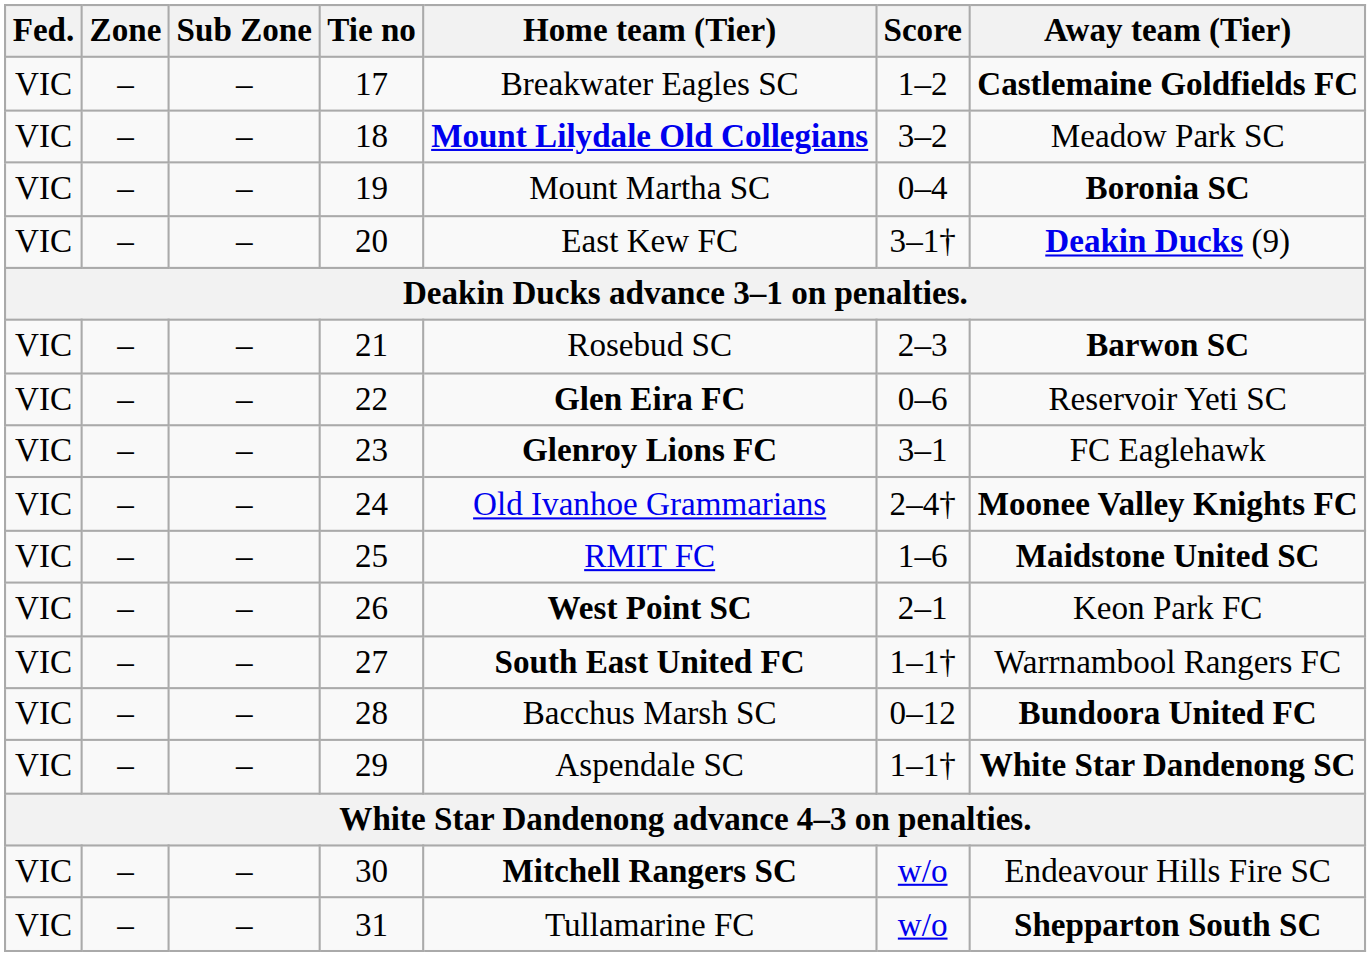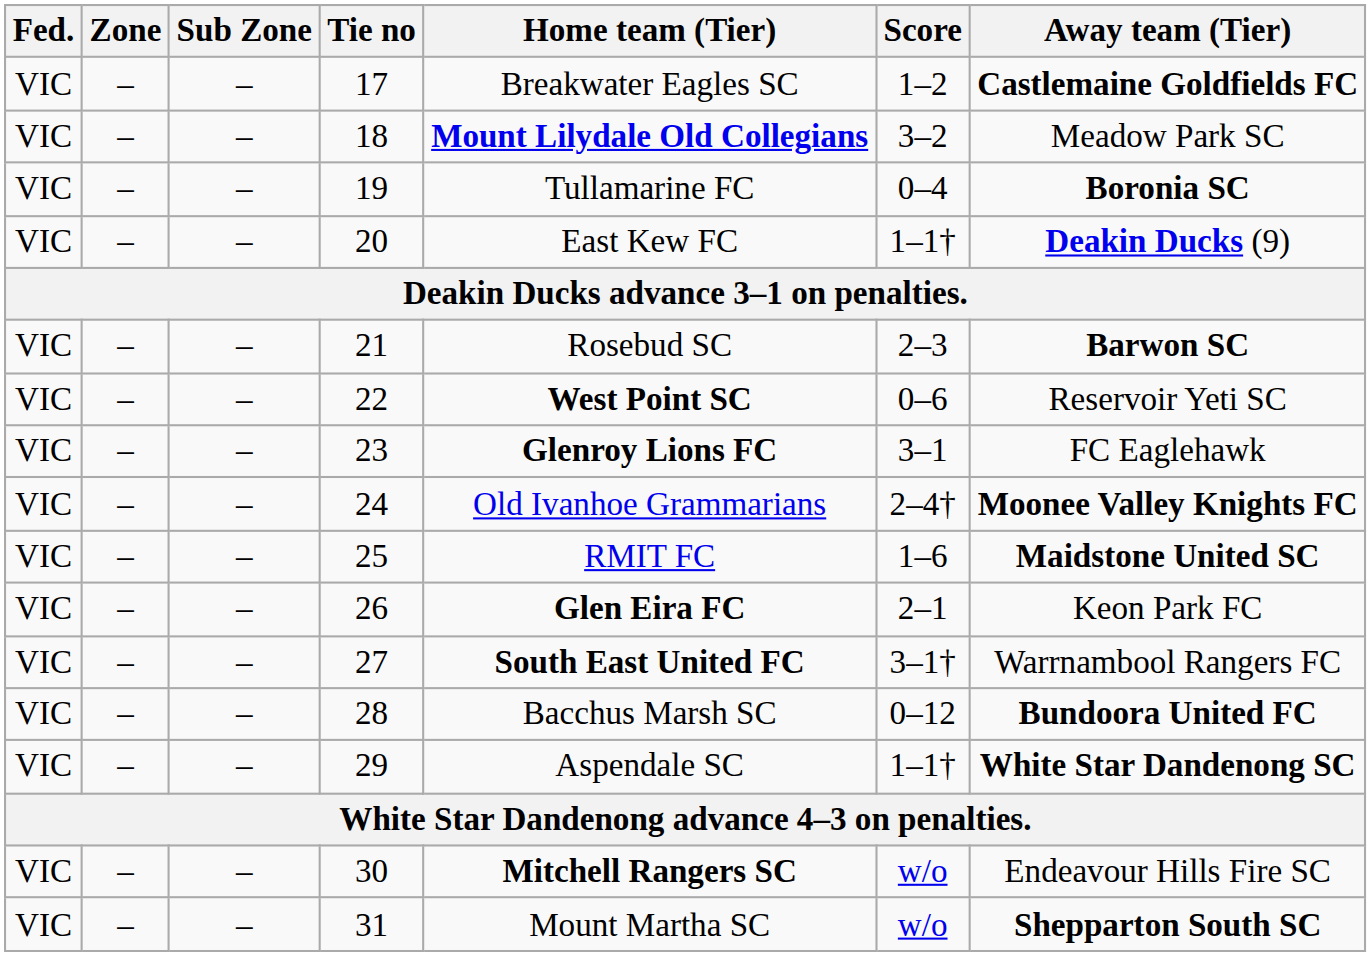(650, 188) Mount Martha SC -> (650, 188) Tullamarine FC
(923, 240) 3–1† -> (923, 240) 1–1†
(650, 398) Glen Eira FC -> (650, 398) West Point SC
(650, 608) West Point SC -> (650, 608) Glen Eira FC
(923, 661) 1–1† -> (923, 661) 3–1†
(650, 923) Tullamarine FC -> (650, 923) Mount Martha SC
